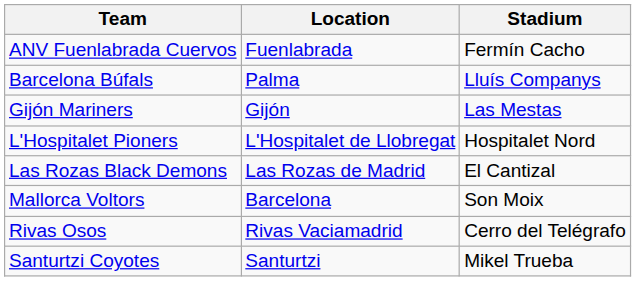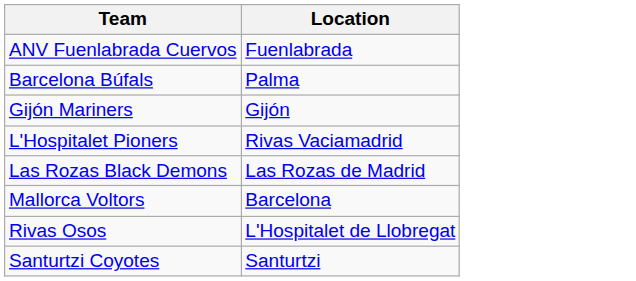- column: (545, 19)
(350, 140) L'Hospitalet de Llobregat -> (324, 140) Rivas Vaciamadrid
(324, 230) Rivas Vaciamadrid -> (350, 230) L'Hospitalet de Llobregat
